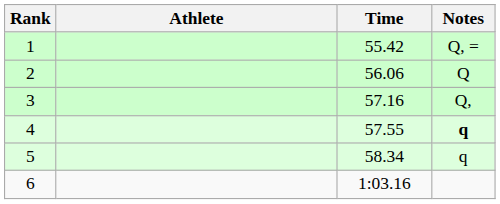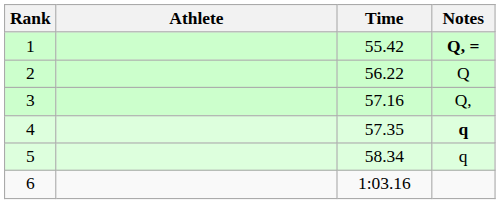(463, 45) normal -> (463, 45) bold
(384, 73) 56.06 -> (384, 73) 56.22
(384, 128) 57.55 -> (384, 128) 57.35
